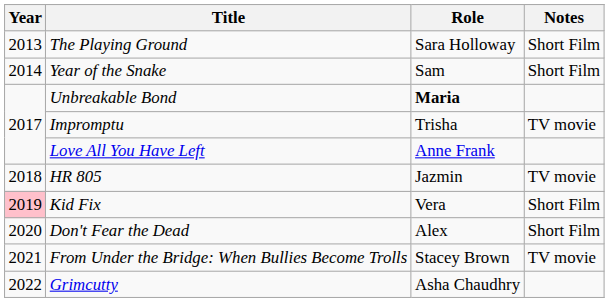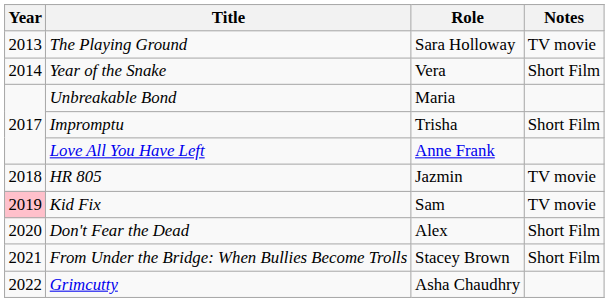(564, 44) Short Film -> (562, 44) TV movie
(430, 71) Sam -> (430, 71) Vera
(437, 97) bold -> (435, 97) normal
(562, 124) TV movie -> (564, 124) Short Film
(430, 204) Vera -> (430, 204) Sam
(564, 204) Short Film -> (562, 204) TV movie
(562, 257) TV movie -> (564, 257) Short Film
